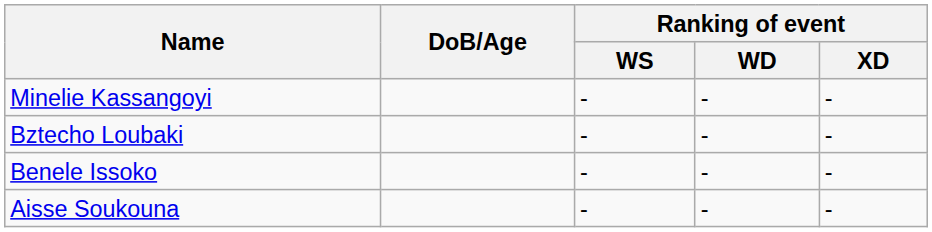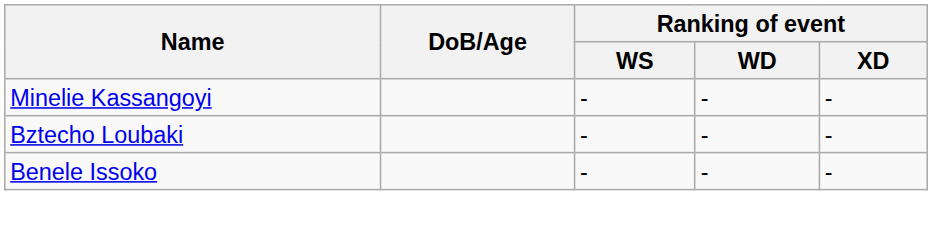- row: (95, 209)
